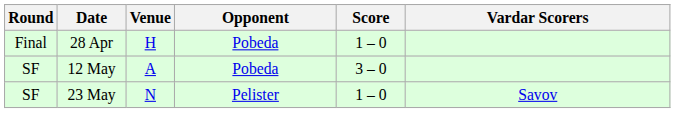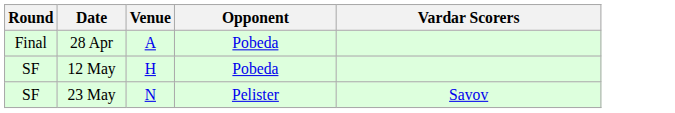- column: (371, 17)
(150, 43) H -> (150, 43) A
(150, 69) A -> (150, 69) H
